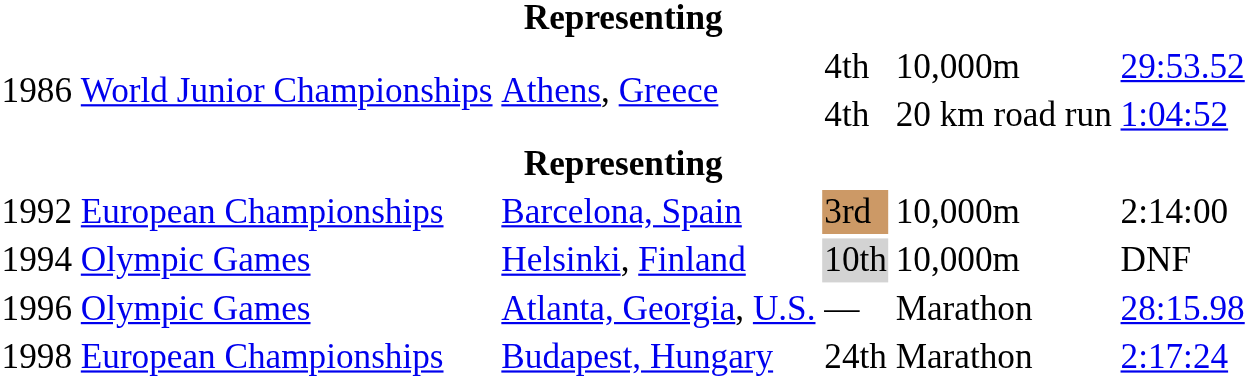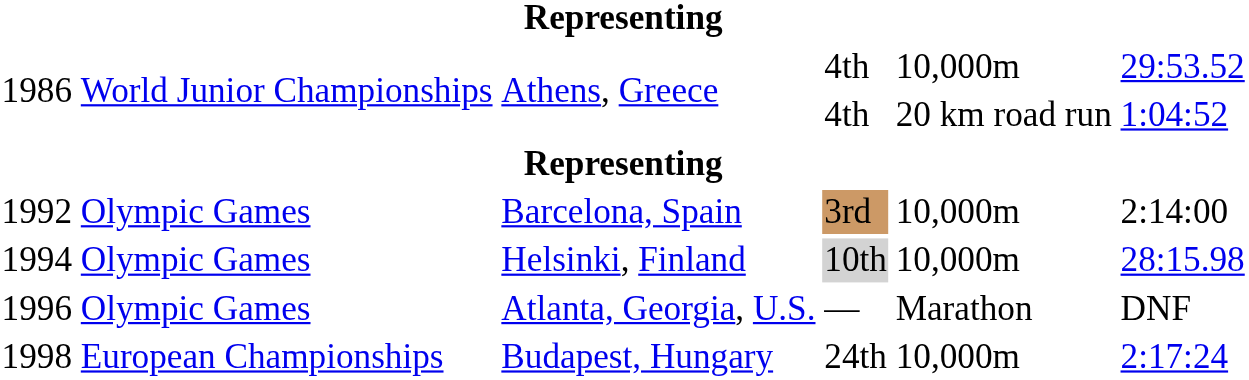(262, 211) European Championships -> (196, 211) Olympic Games
(1156, 259) DNF -> (1183, 259) 28:15.98
(1183, 308) 28:15.98 -> (1156, 308) DNF
(964, 356) Marathon -> (958, 356) 10,000m
